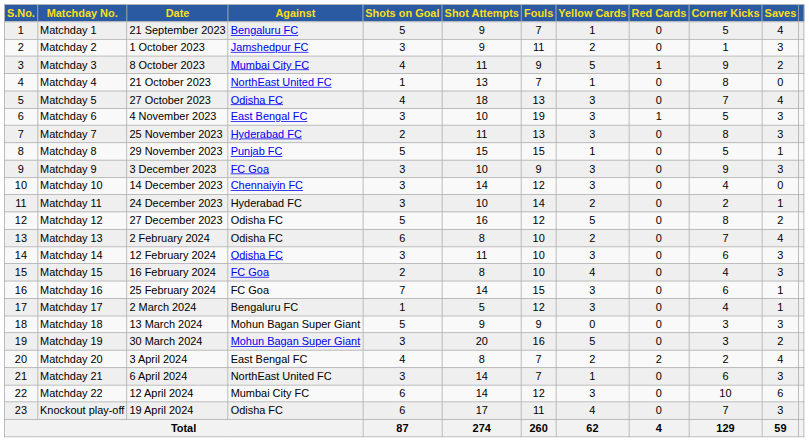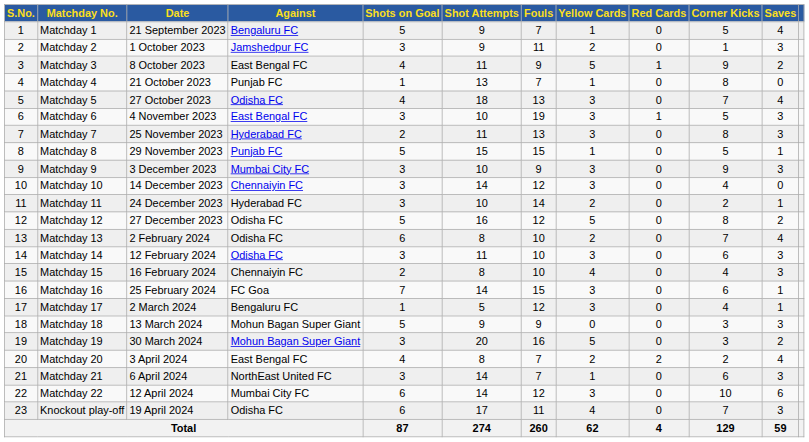(270, 65) Mumbai City FC -> (269, 65) East Bengal FC
(281, 83) NorthEast United FC -> (257, 83) Punjab FC
(250, 169) FC Goa -> (270, 169) Mumbai City FC
(250, 273) FC Goa -> (267, 273) Chennaiyin FC
